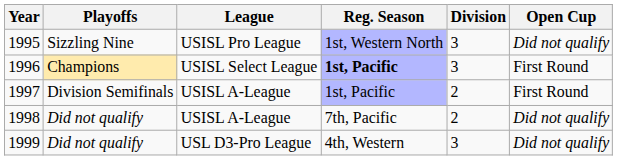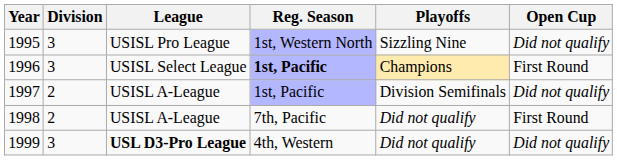columns swapped: (478, 17) <-> (110, 17)
(551, 92) First Round -> (561, 92) Did not qualify
(561, 117) Did not qualify -> (551, 117) First Round
(246, 142) normal -> (178, 142) bold
